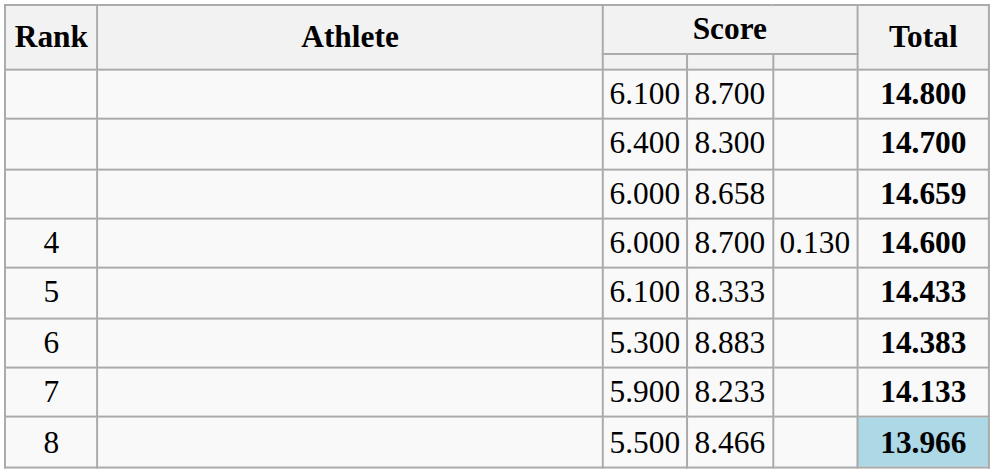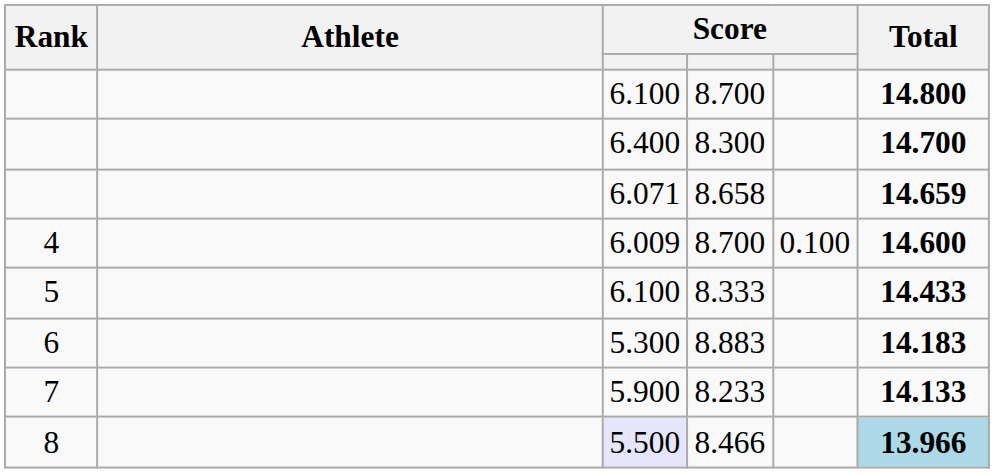(645, 193) 6.000 -> (645, 193) 6.071
(645, 242) 6.000 -> (645, 242) 6.009
(815, 242) 0.130 -> (815, 242) 0.100
(923, 342) 14.383 -> (923, 342) 14.183
(645, 441) no background -> (645, 441) lavender background
